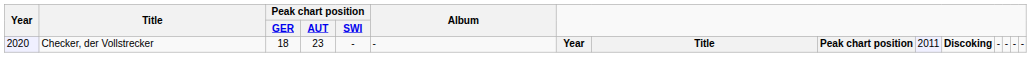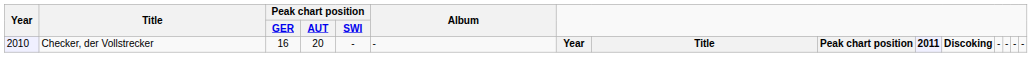(18, 44) 2020 -> (18, 44) 2010
(283, 44) 18 -> (283, 44) 16
(318, 44) 23 -> (318, 44) 20
(928, 44) normal -> (929, 44) bold
